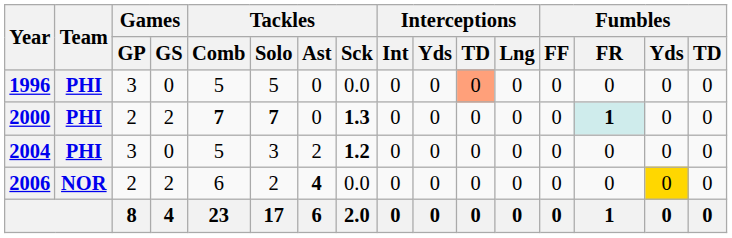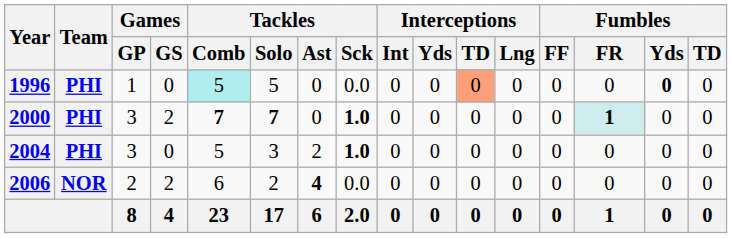(132, 85) 3 -> (132, 85) 1
(219, 85) no background -> (219, 85) paleturquoise background
(667, 85) normal -> (667, 85) bold
(132, 118) 2 -> (132, 118) 3
(357, 118) 1.3 -> (357, 118) 1.0
(357, 150) 1.2 -> (357, 150) 1.0
(667, 183) gold background -> (667, 183) no background
